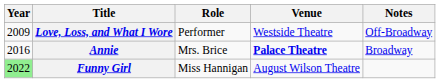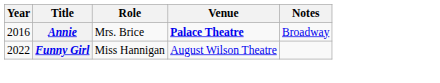- row: (104, 31)
(19, 68) lightgreen background -> (19, 50) no background
